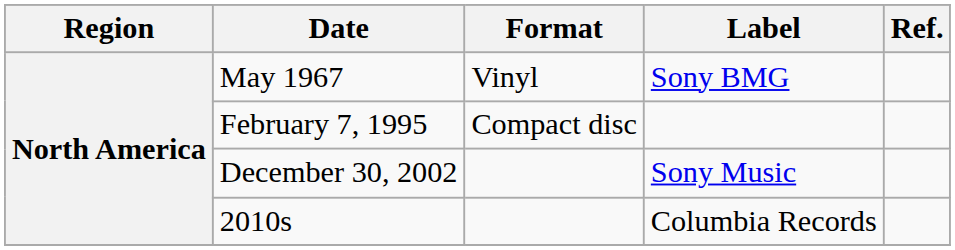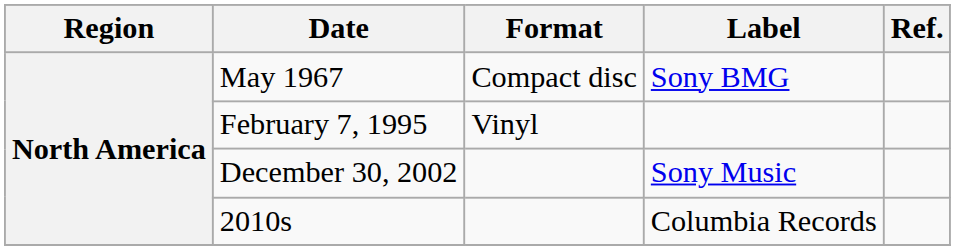(505, 76) Vinyl -> (554, 76) Compact disc
(554, 124) Compact disc -> (505, 124) Vinyl
